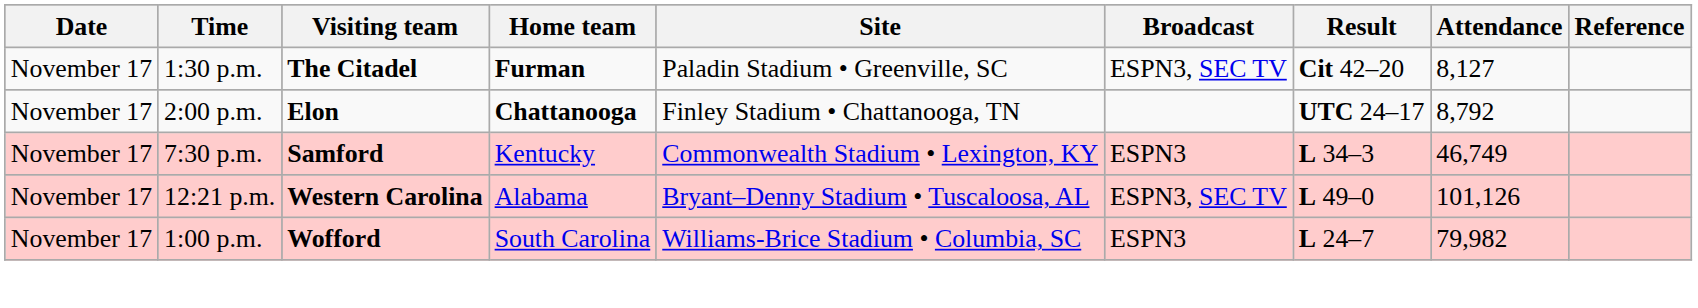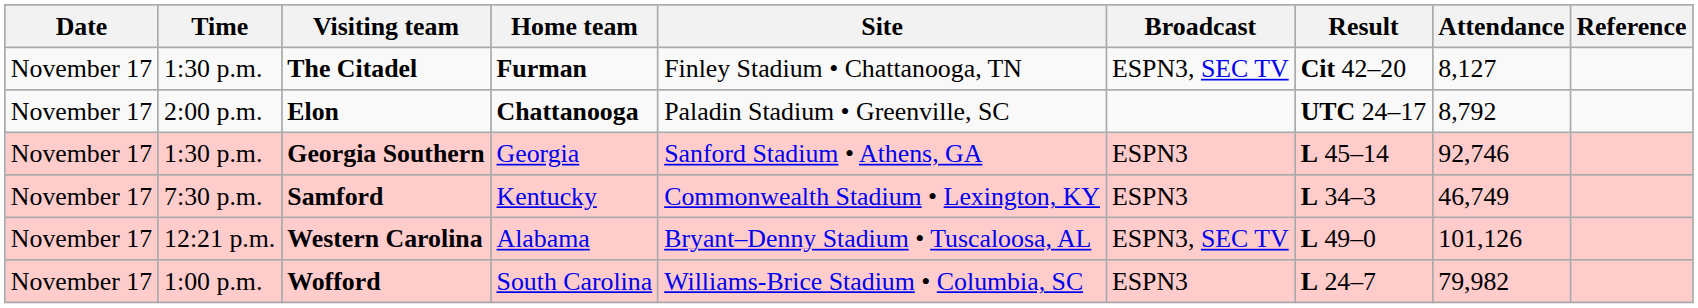(835, 68) Paladin Stadium • Greenville, SC -> (843, 68) Finley Stadium • Chattanooga, TN
(841, 111) Finley Stadium • Chattanooga, TN -> (837, 111) Paladin Stadium • Greenville, SC
+ row: (386, 153)
